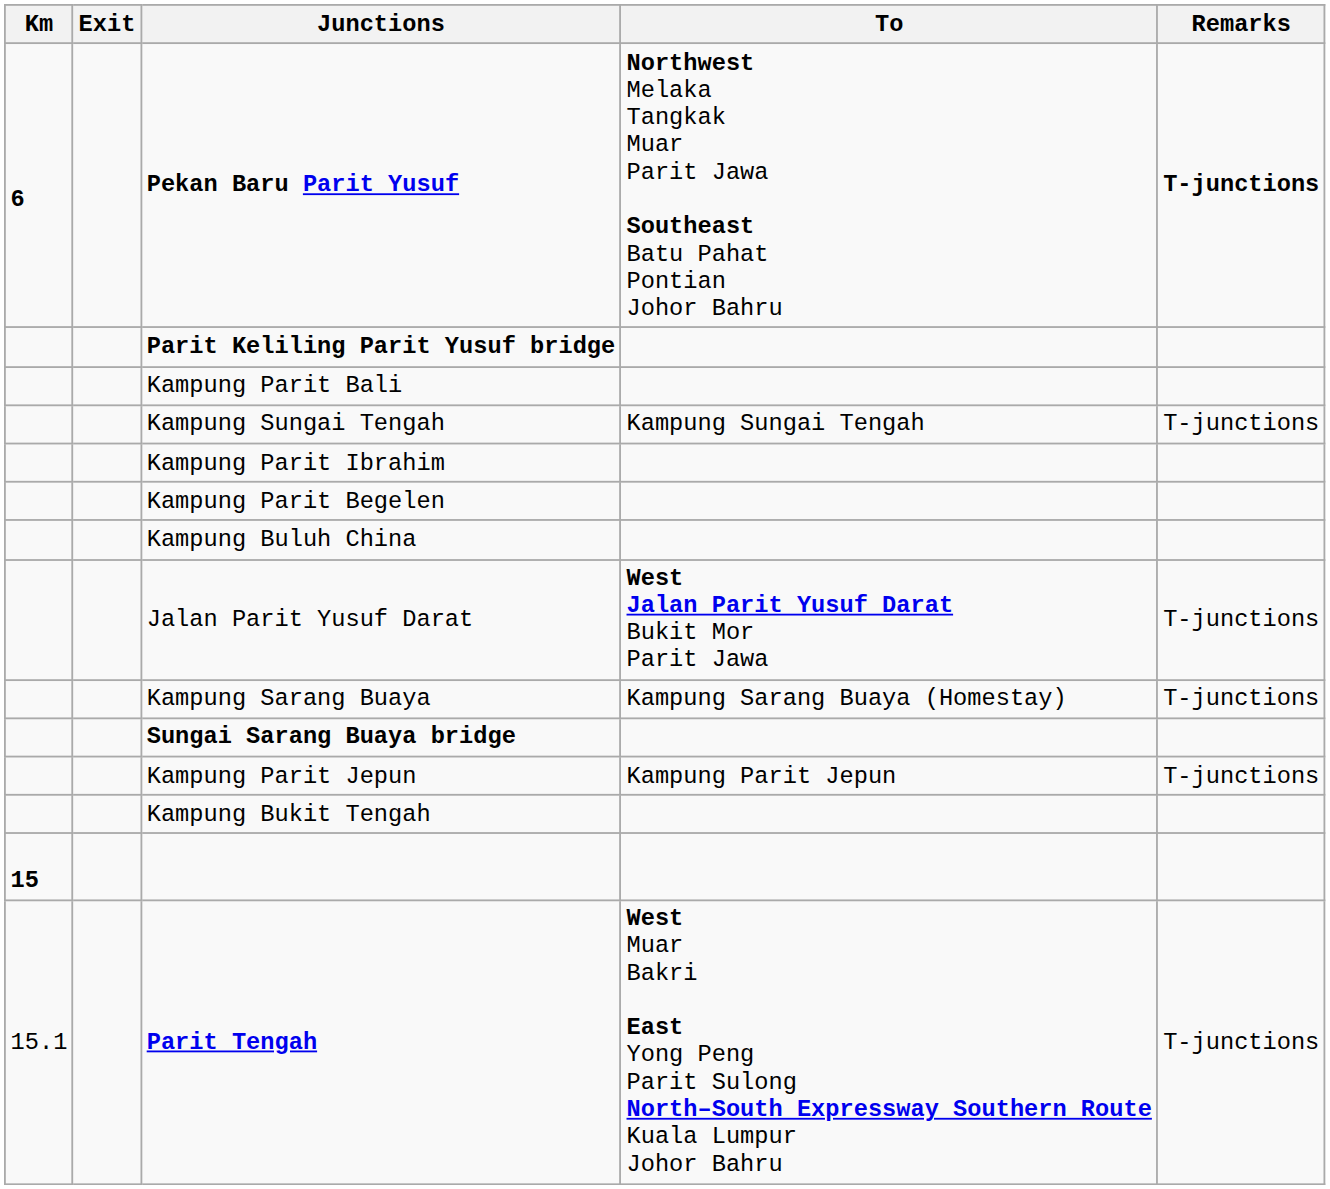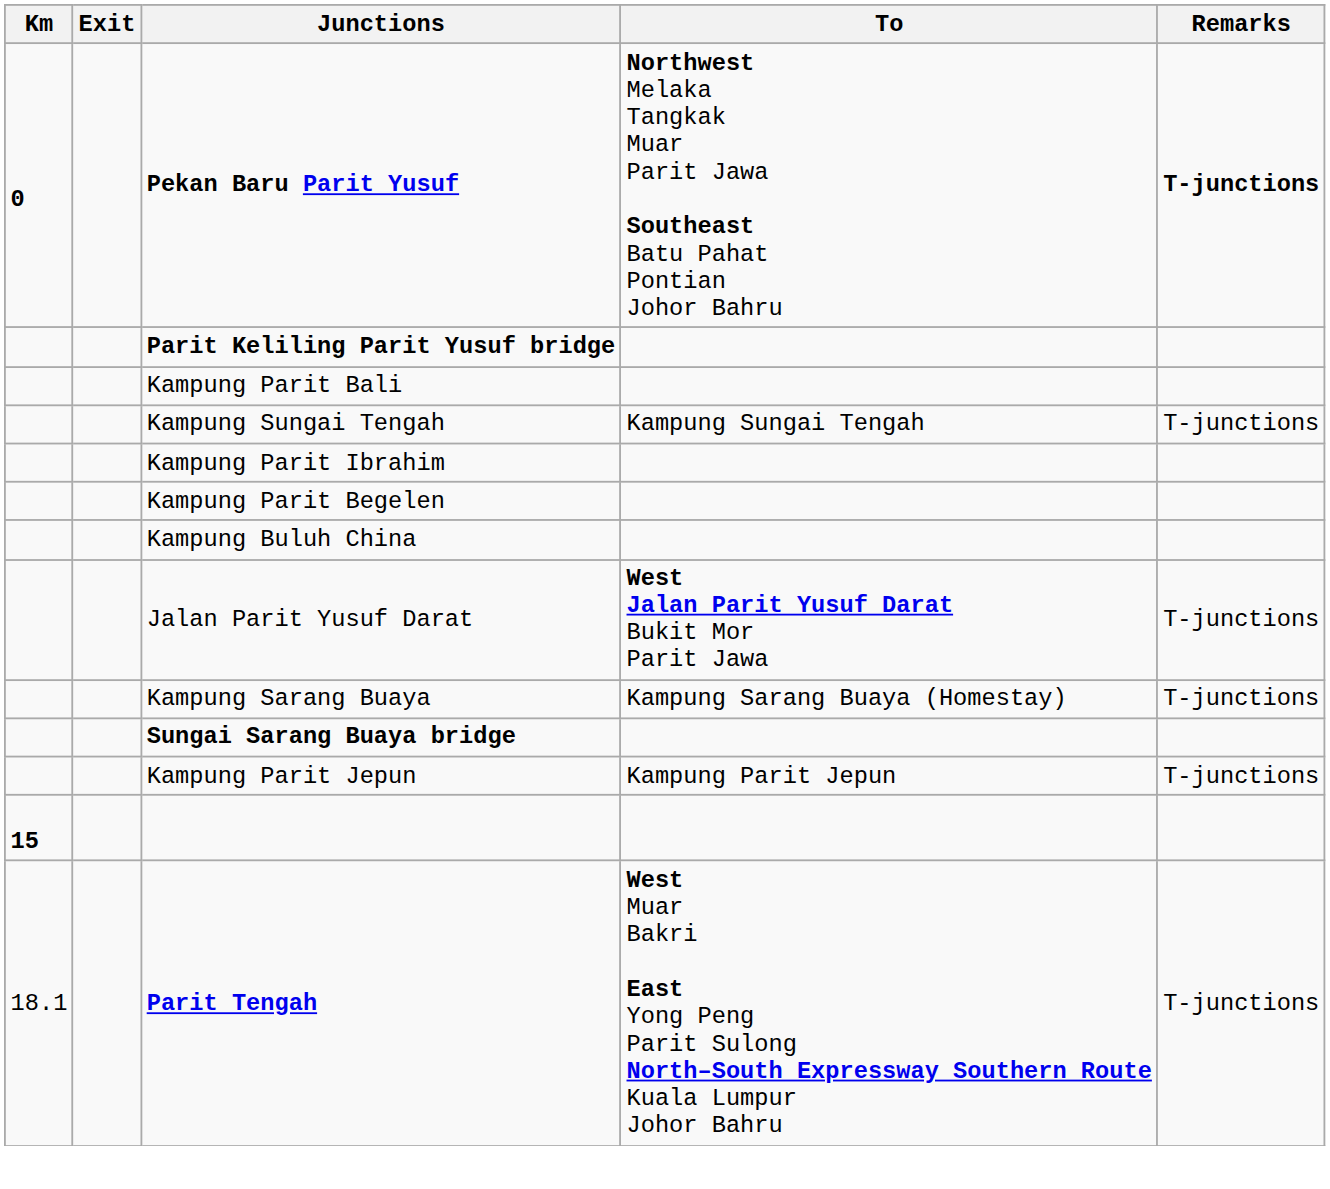(18, 199) 6 -> (18, 199) 0
- row: (289, 815)
(39, 1042) 15.1 -> (39, 1003) 18.1
